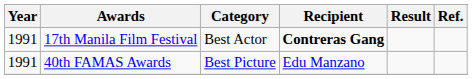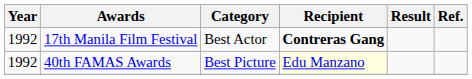(23, 39) 1991 -> (23, 39) 1992
(23, 62) 1991 -> (23, 62) 1992
(324, 62) no background -> (324, 62) lightyellow background
